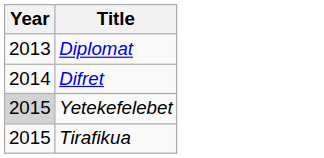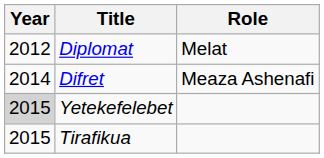+ column: (248, 19)
(30, 49) 2013 -> (30, 49) 2012
